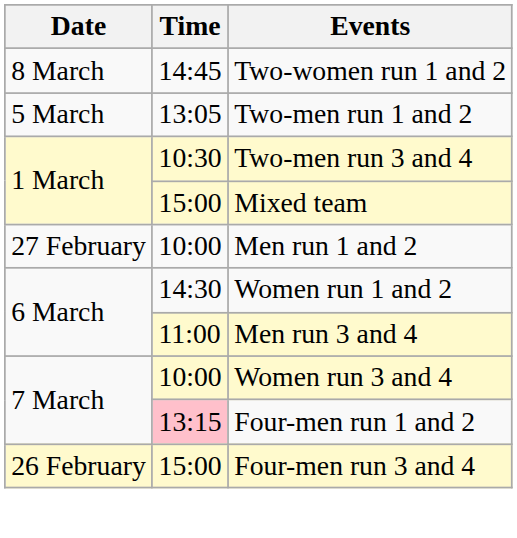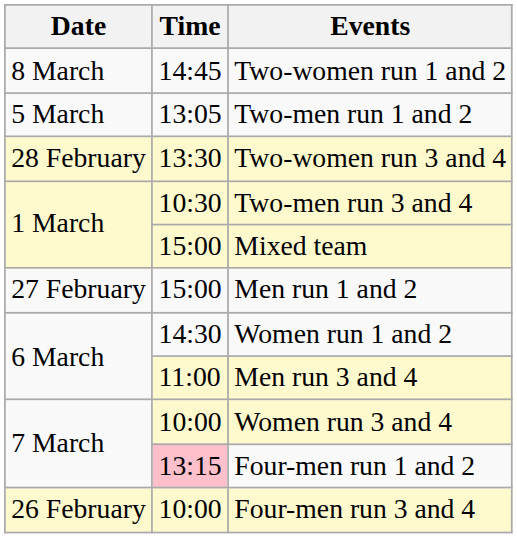+ row: (370, 158)
(190, 245) 10:00 -> (190, 289) 15:00
(190, 465) 15:00 -> (190, 509) 10:00
